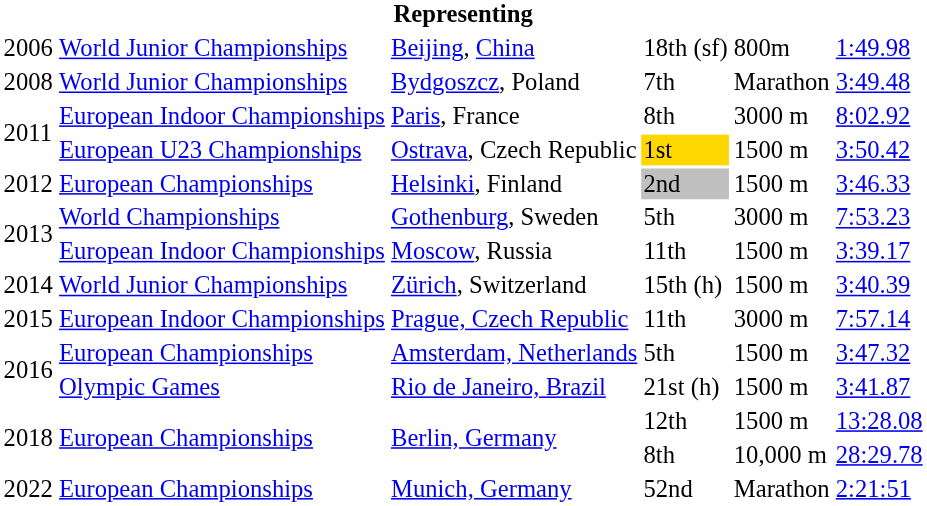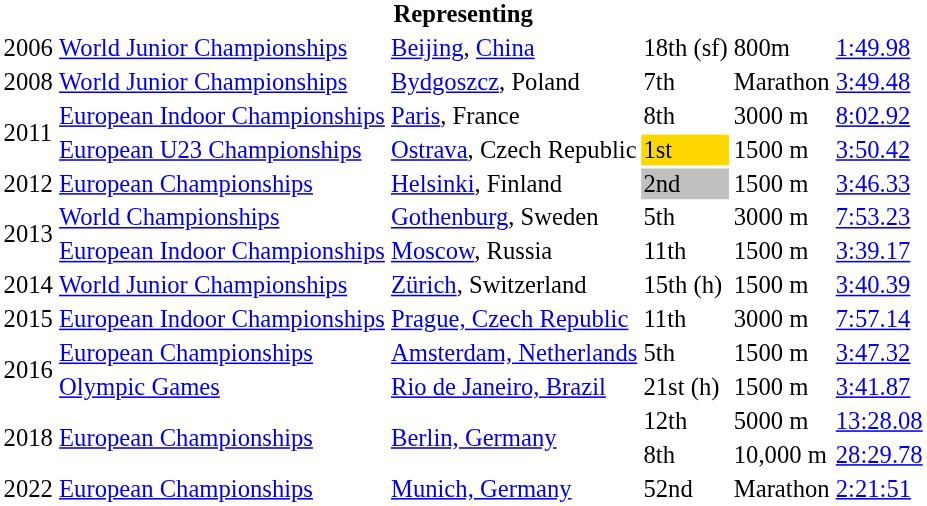(771, 420) 1500 m -> (771, 420) 5000 m
